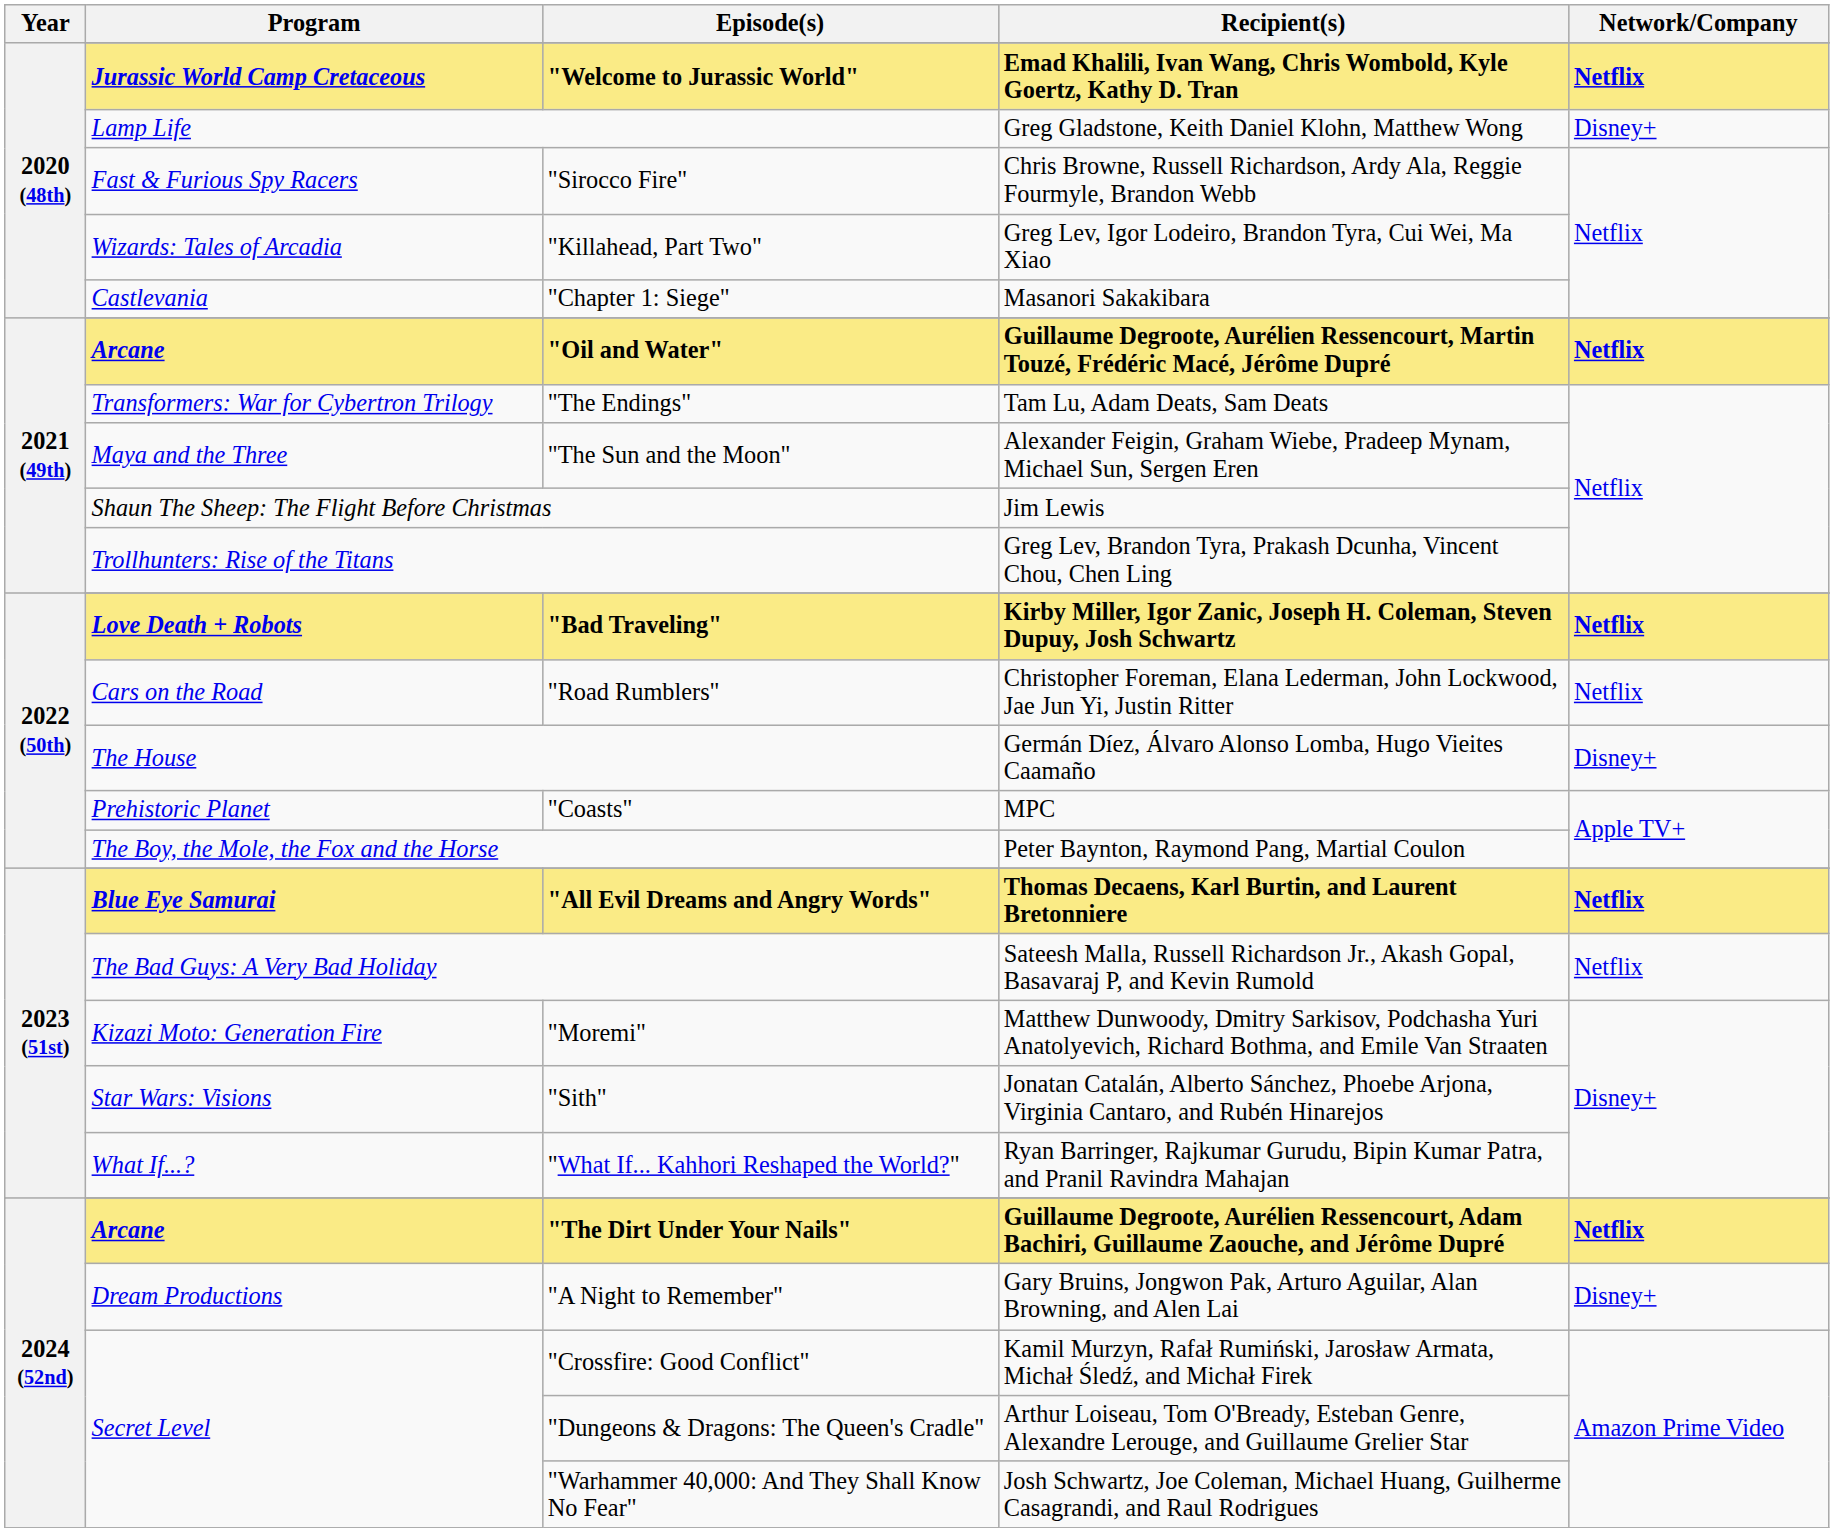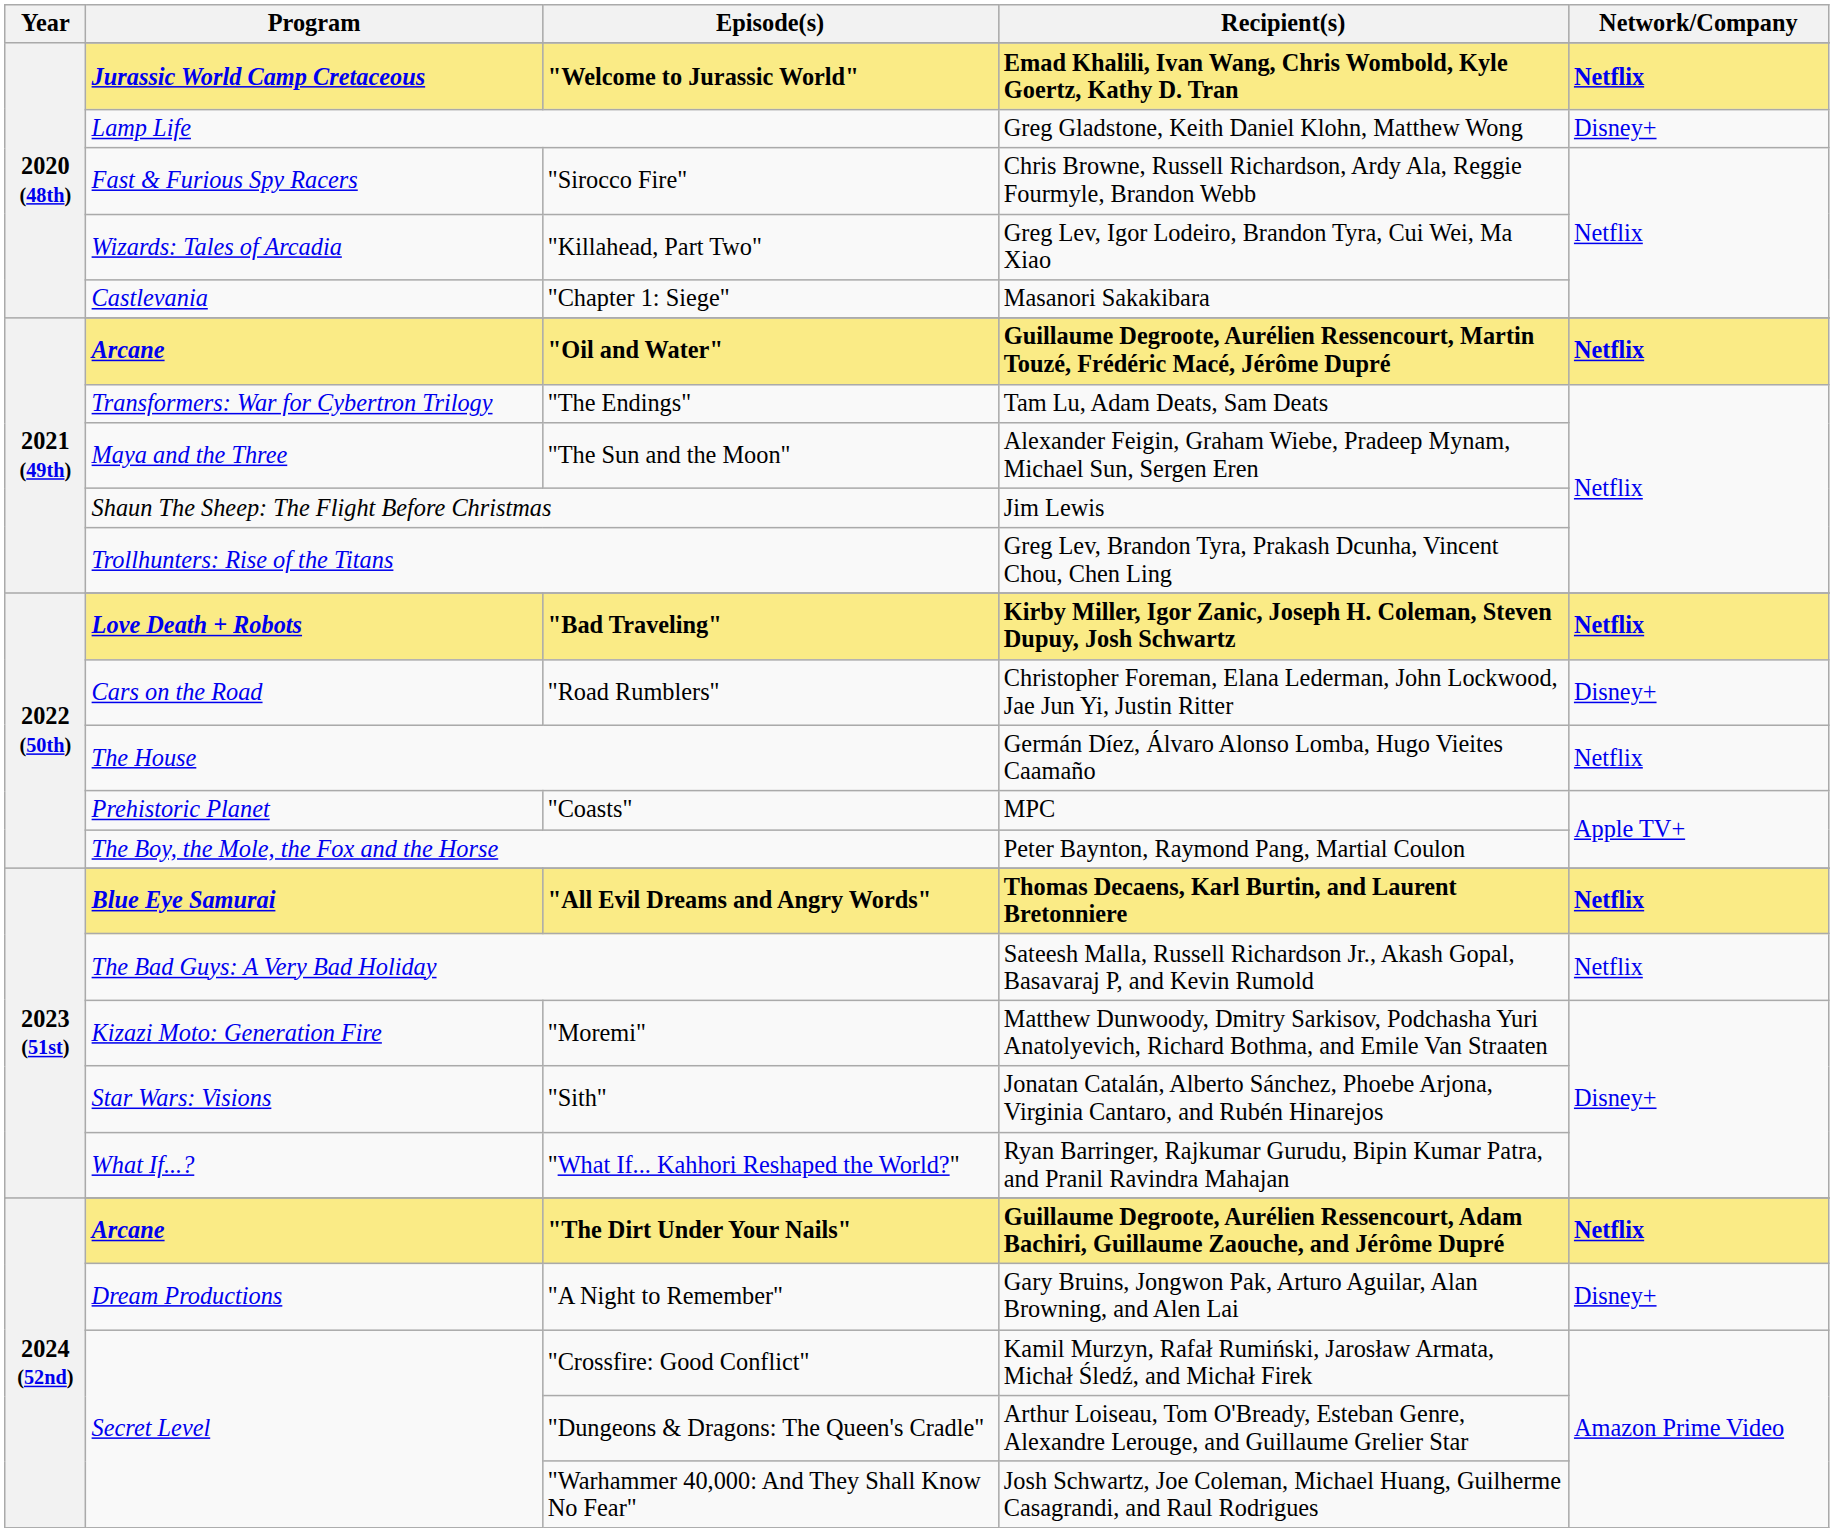(1608, 691) Netflix -> (1615, 691) Disney+
(1615, 757) Disney+ -> (1608, 757) Netflix
